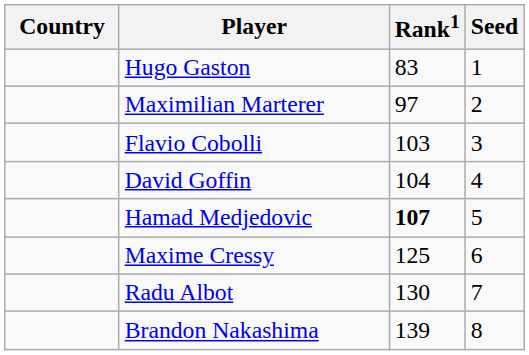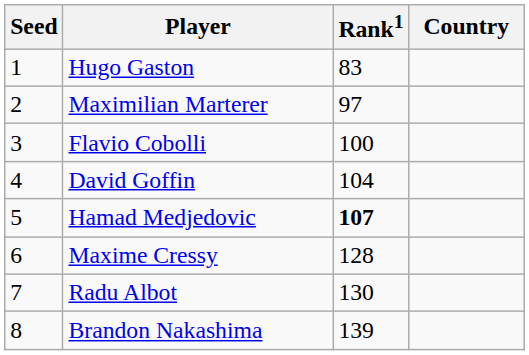columns swapped: (62, 26) <-> (494, 26)
(412, 142) 103 -> (356, 142) 100
(412, 255) 125 -> (356, 255) 128
